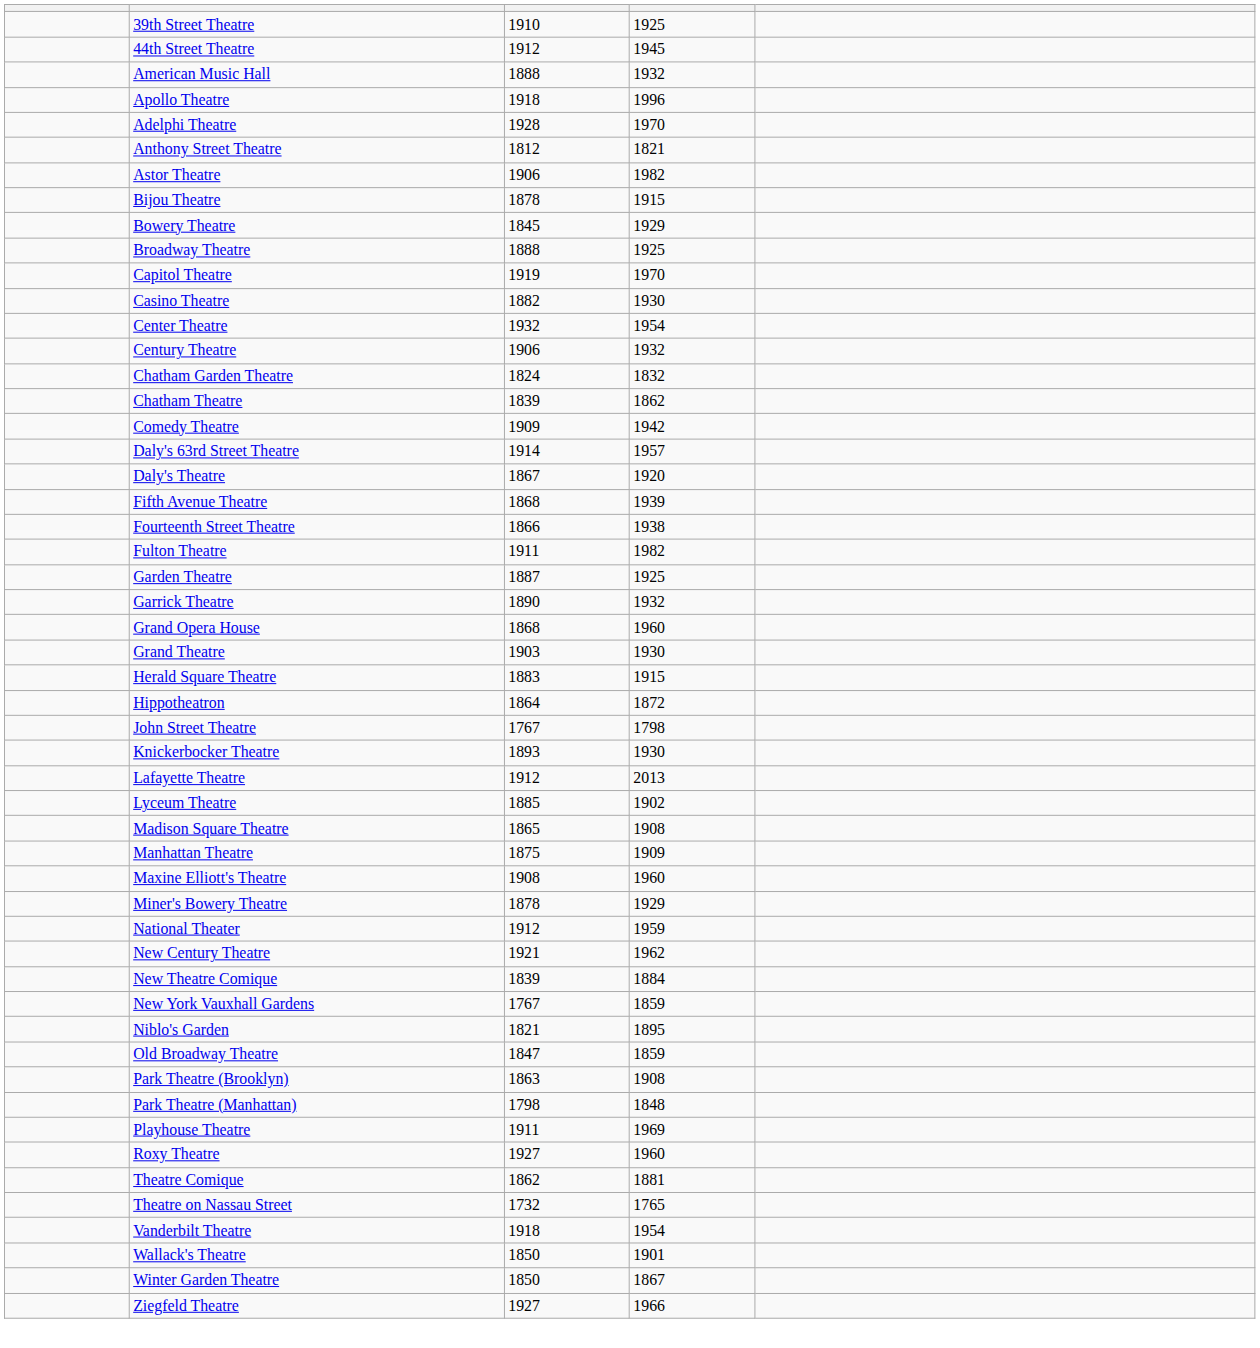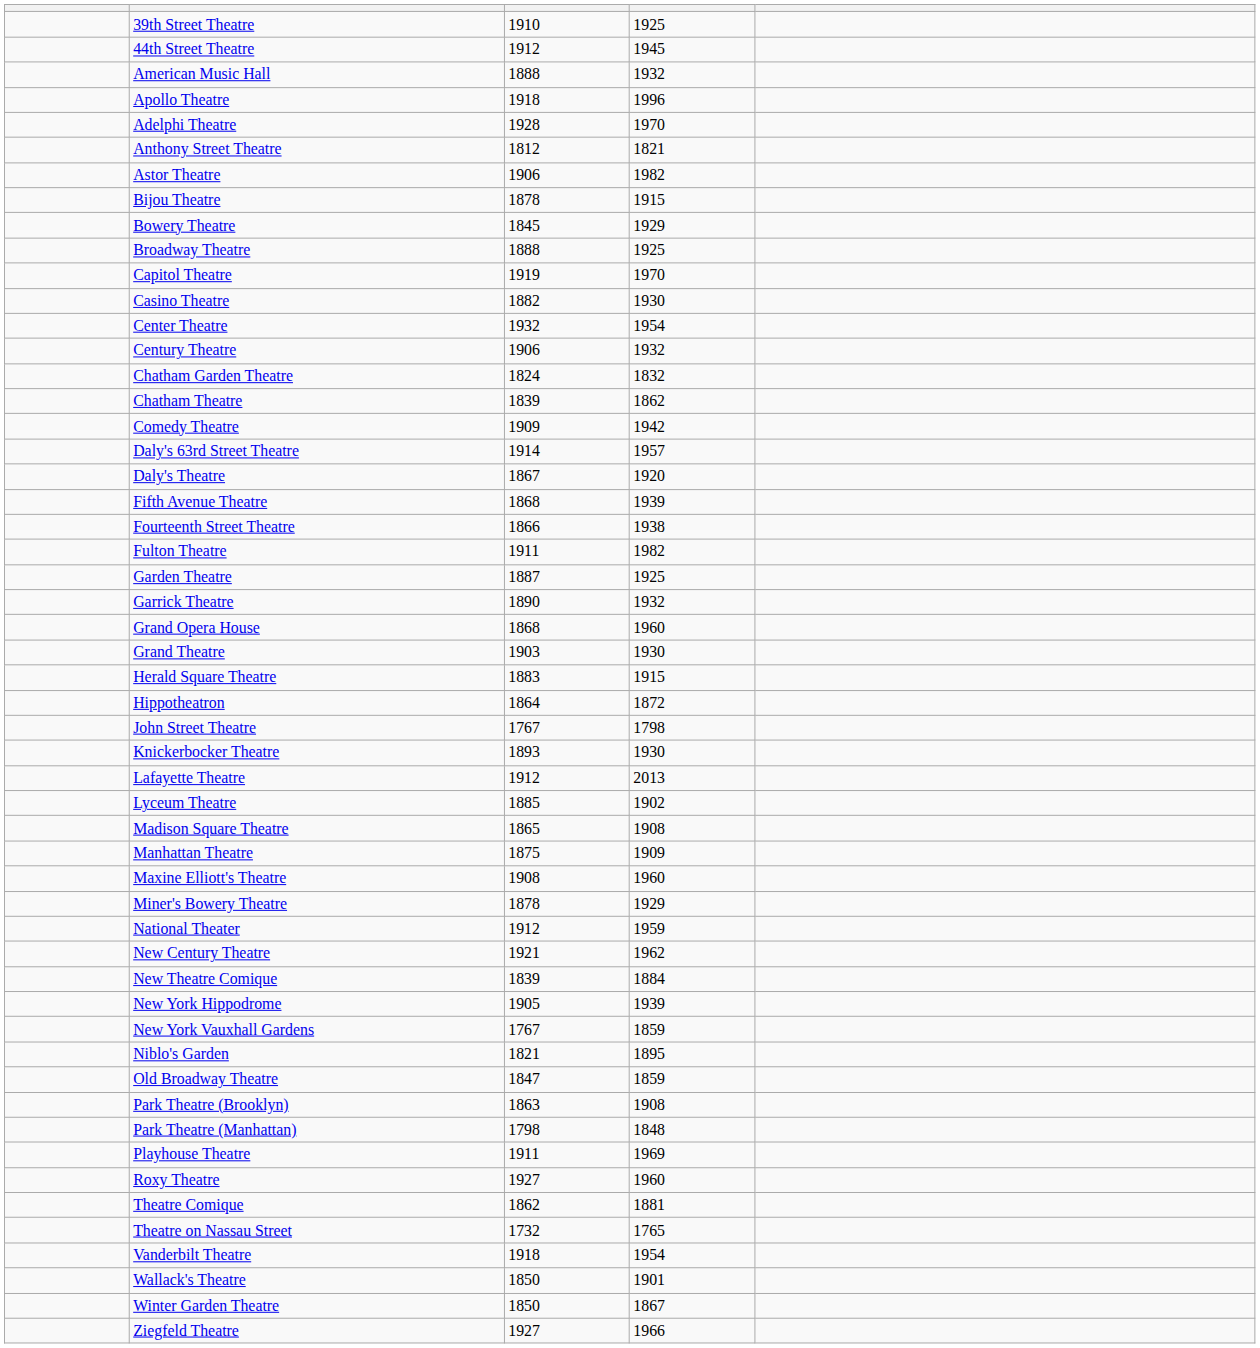+ row: (207, 1004)
